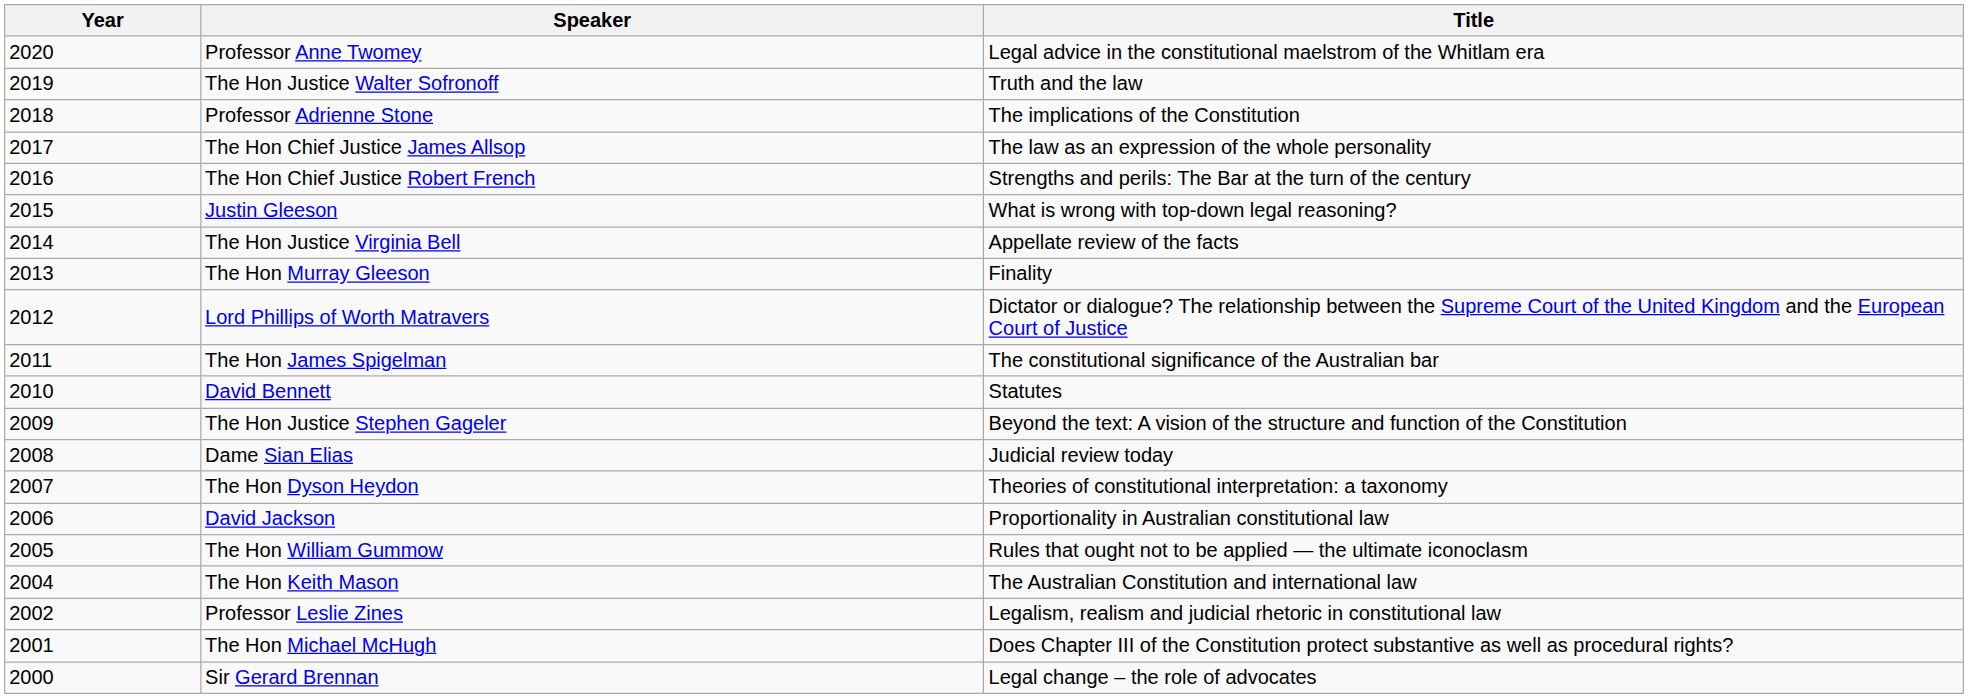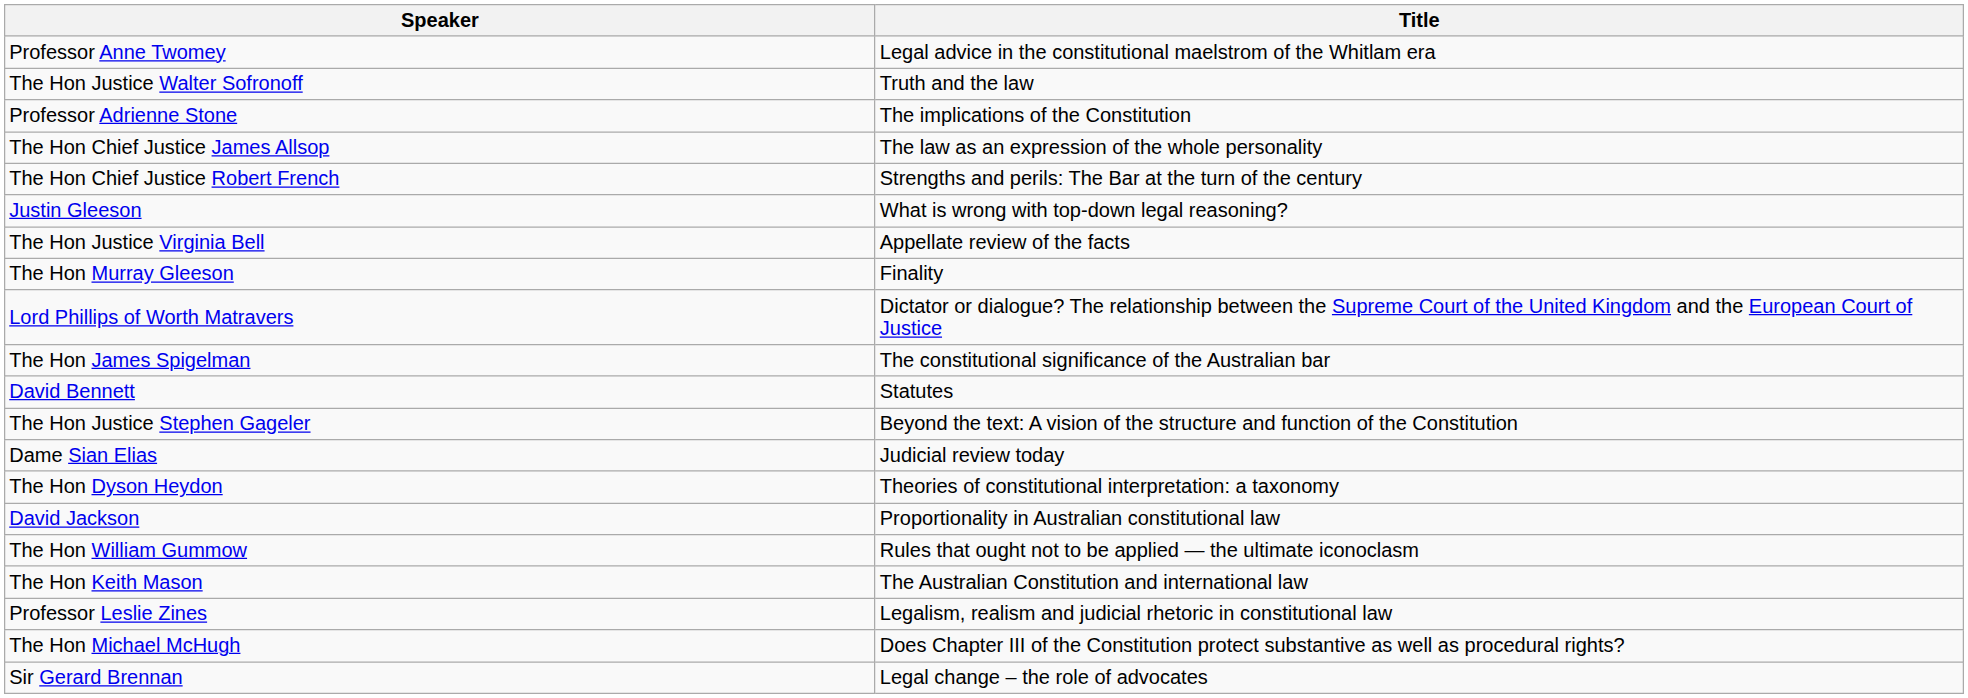- column: (103, 20)
